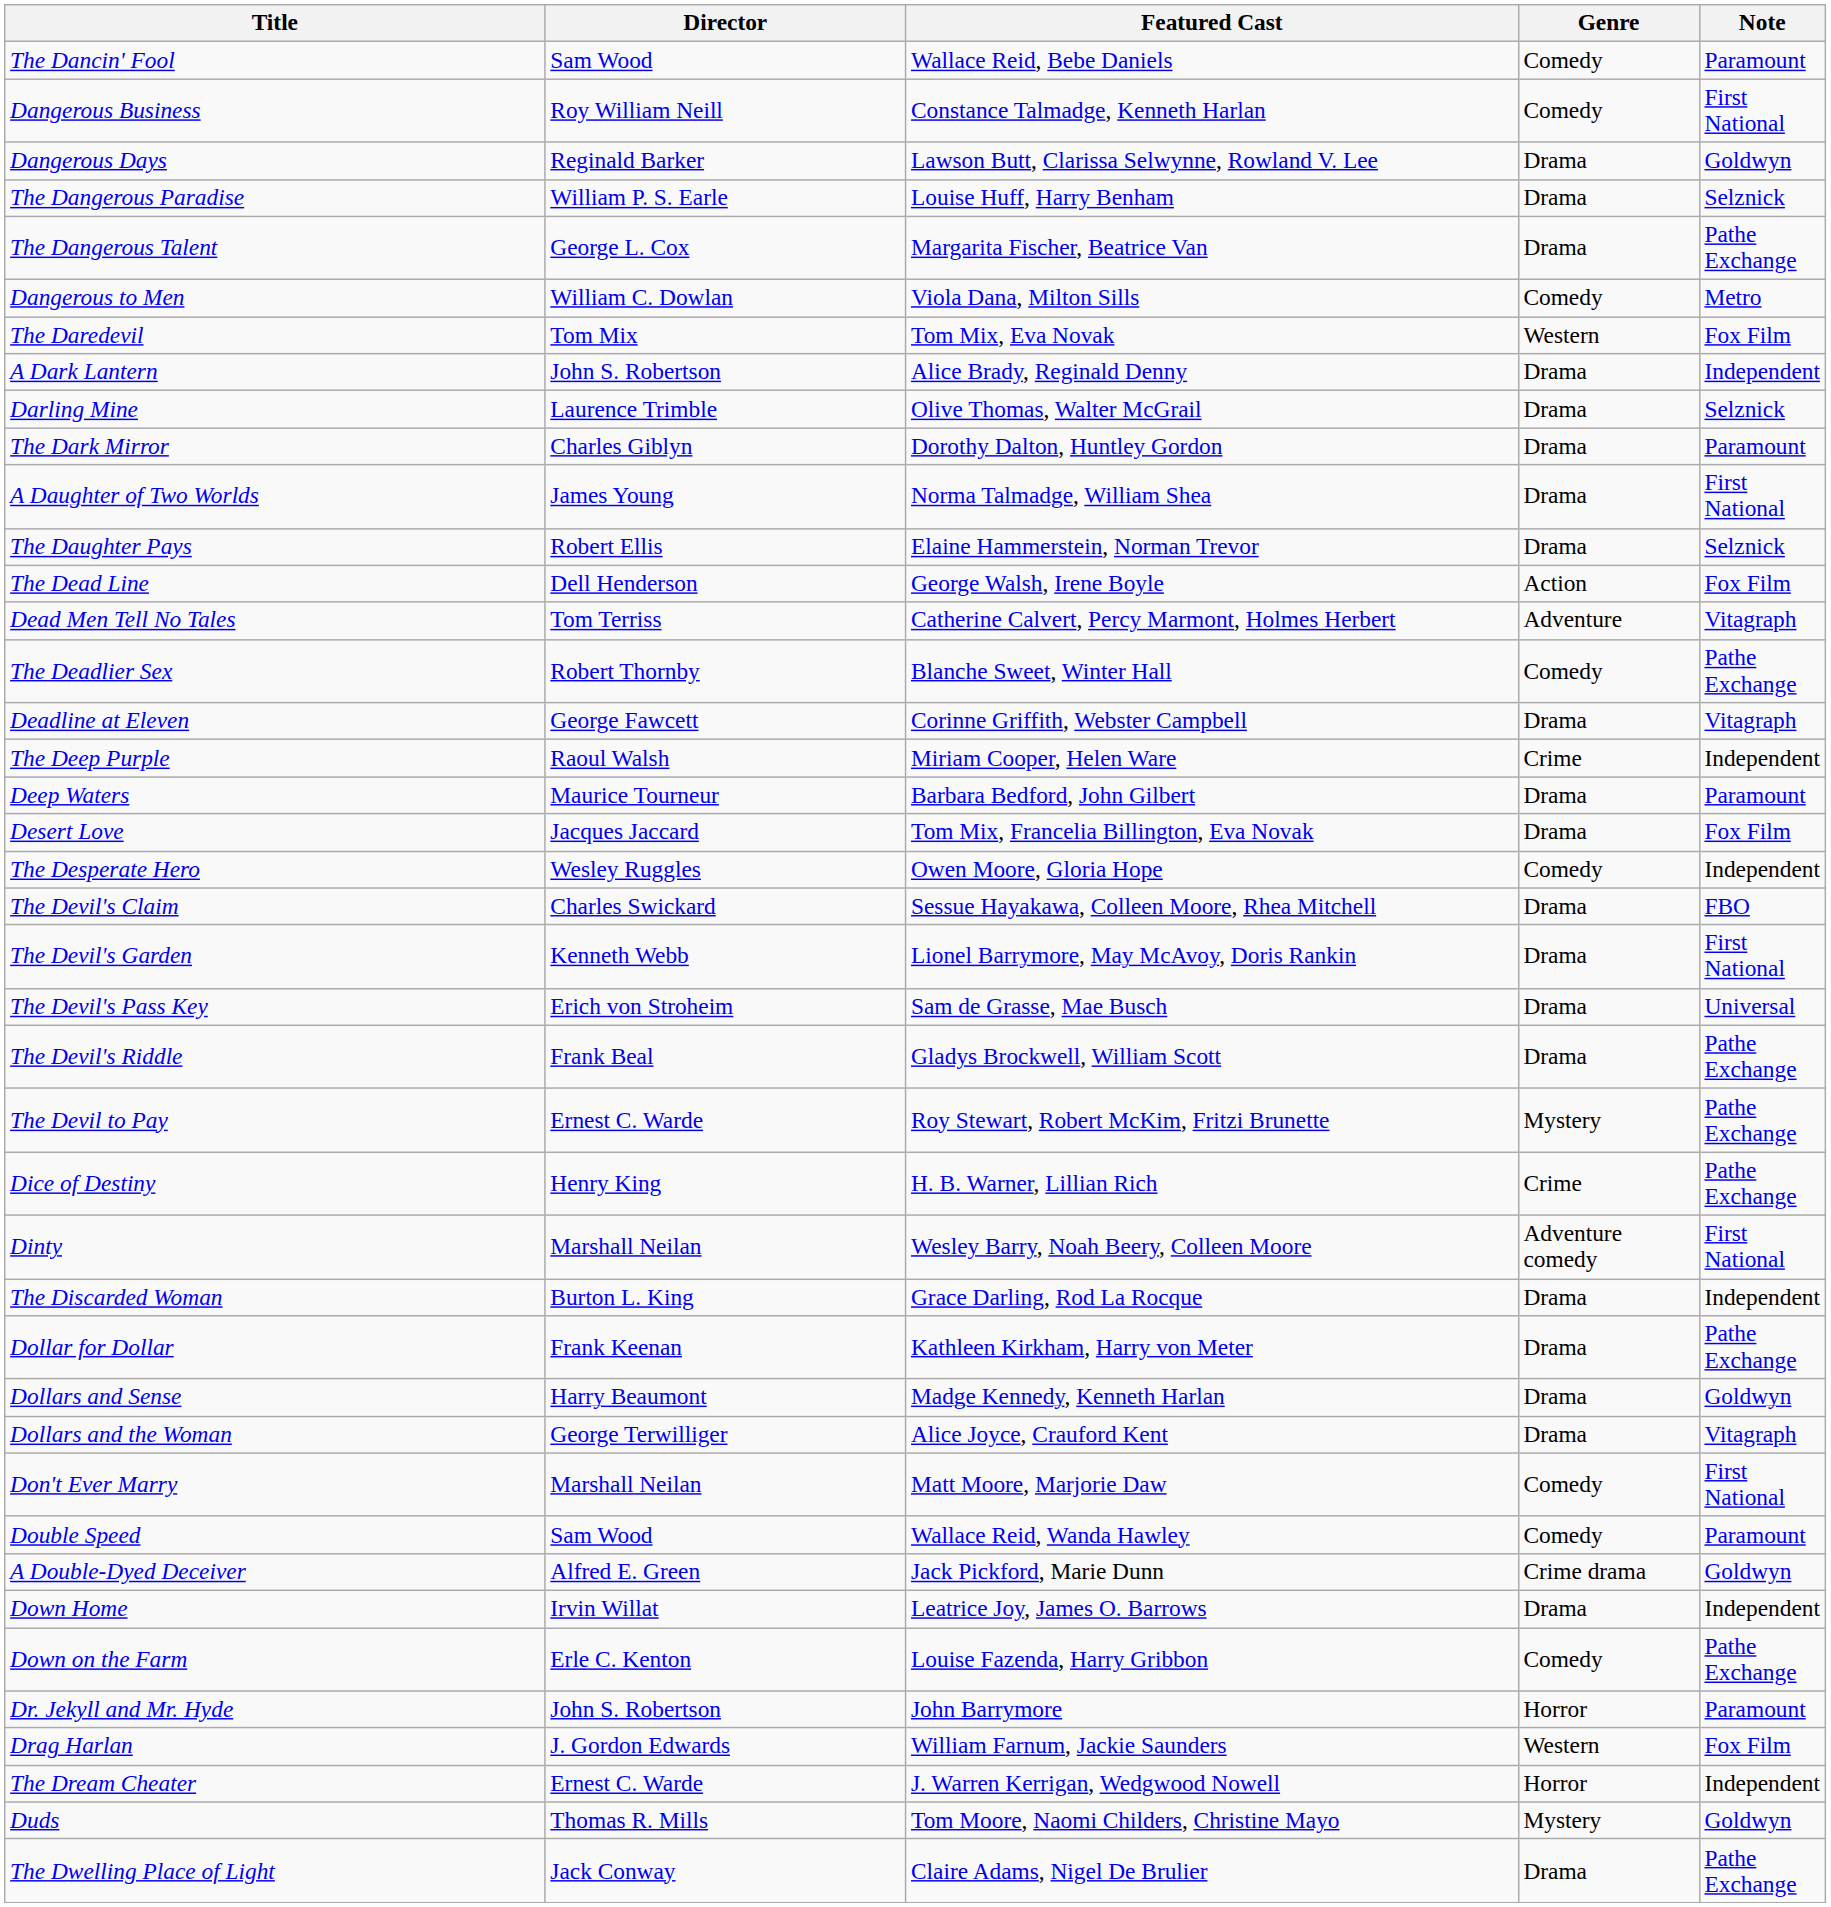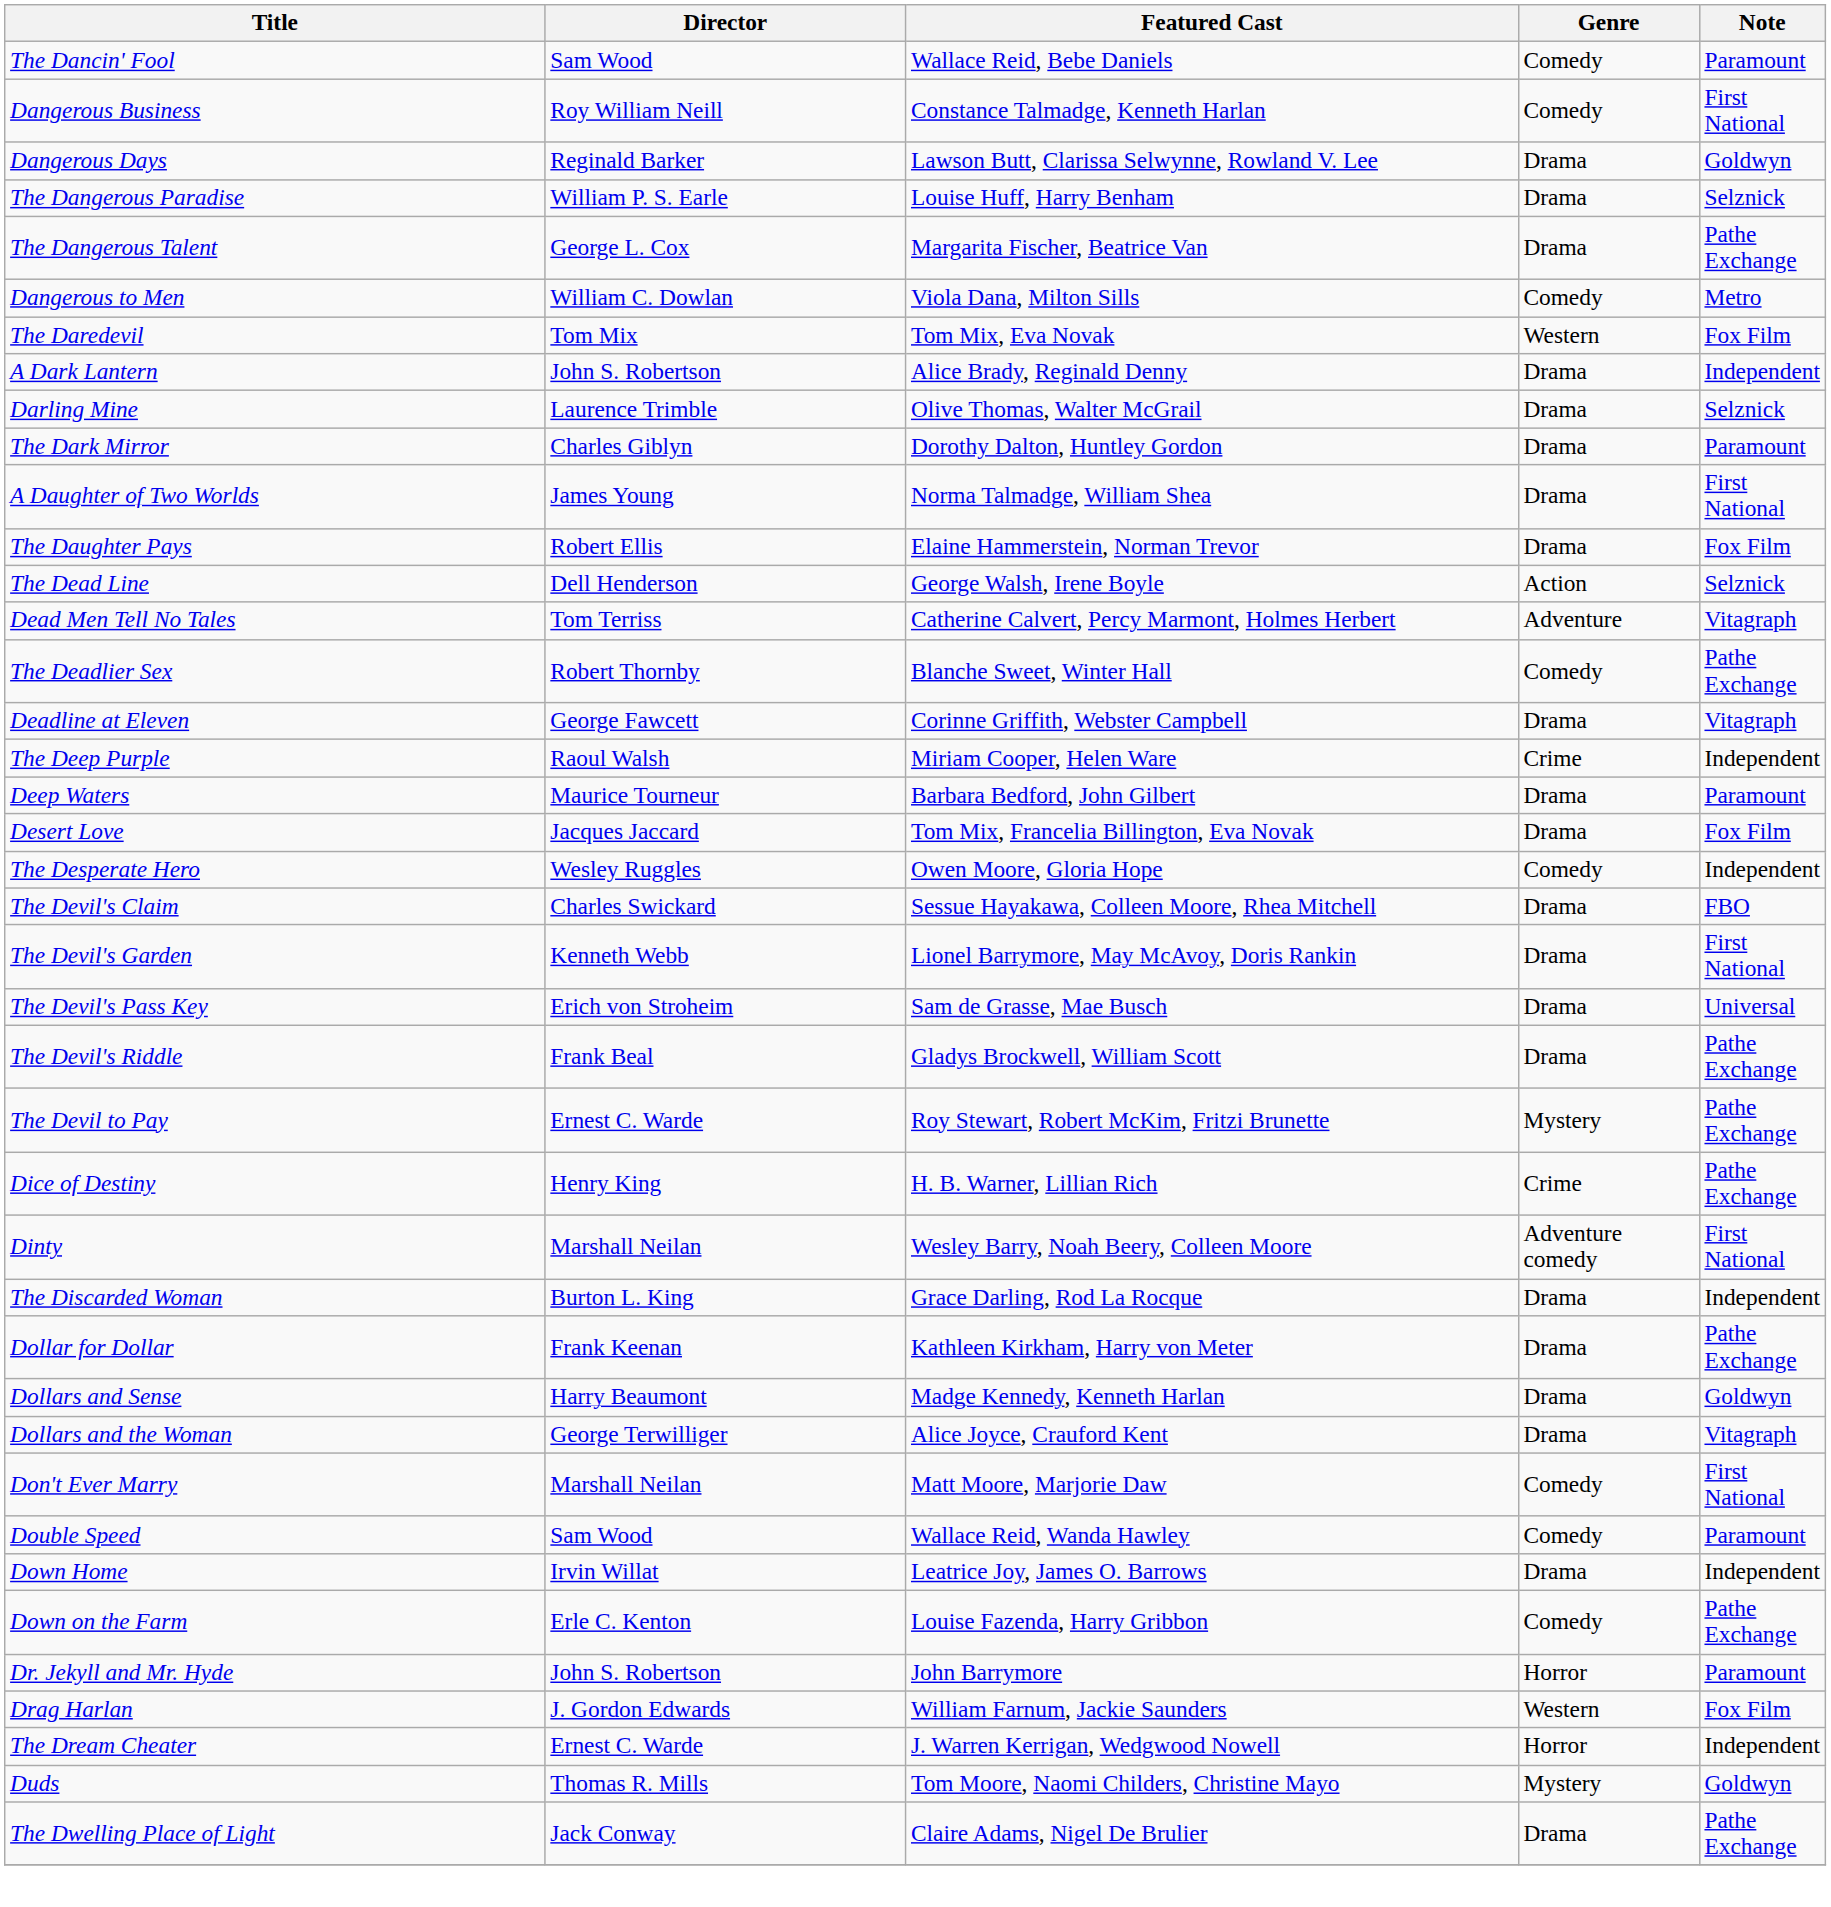(1745, 546) Selznick -> (1748, 546) Fox Film
(1748, 583) Fox Film -> (1745, 583) Selznick
- row: (128, 1571)
